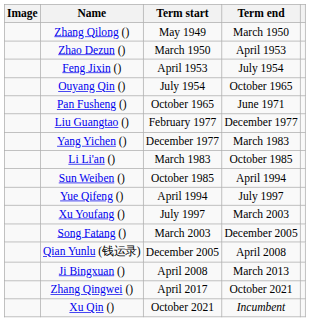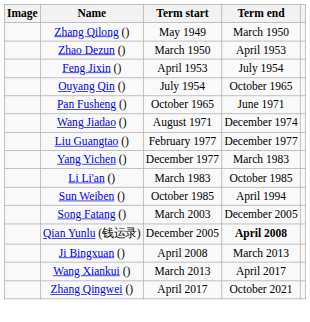+ row: (92, 123)
- row: (92, 196)
- row: (92, 214)
(261, 252) normal -> (261, 233) bold
+ row: (92, 271)
- row: (92, 308)
